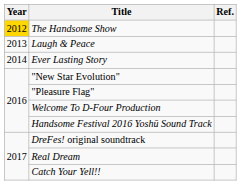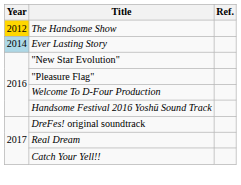- row: (63, 44)
(17, 60) no background -> (17, 44) lightblue background
